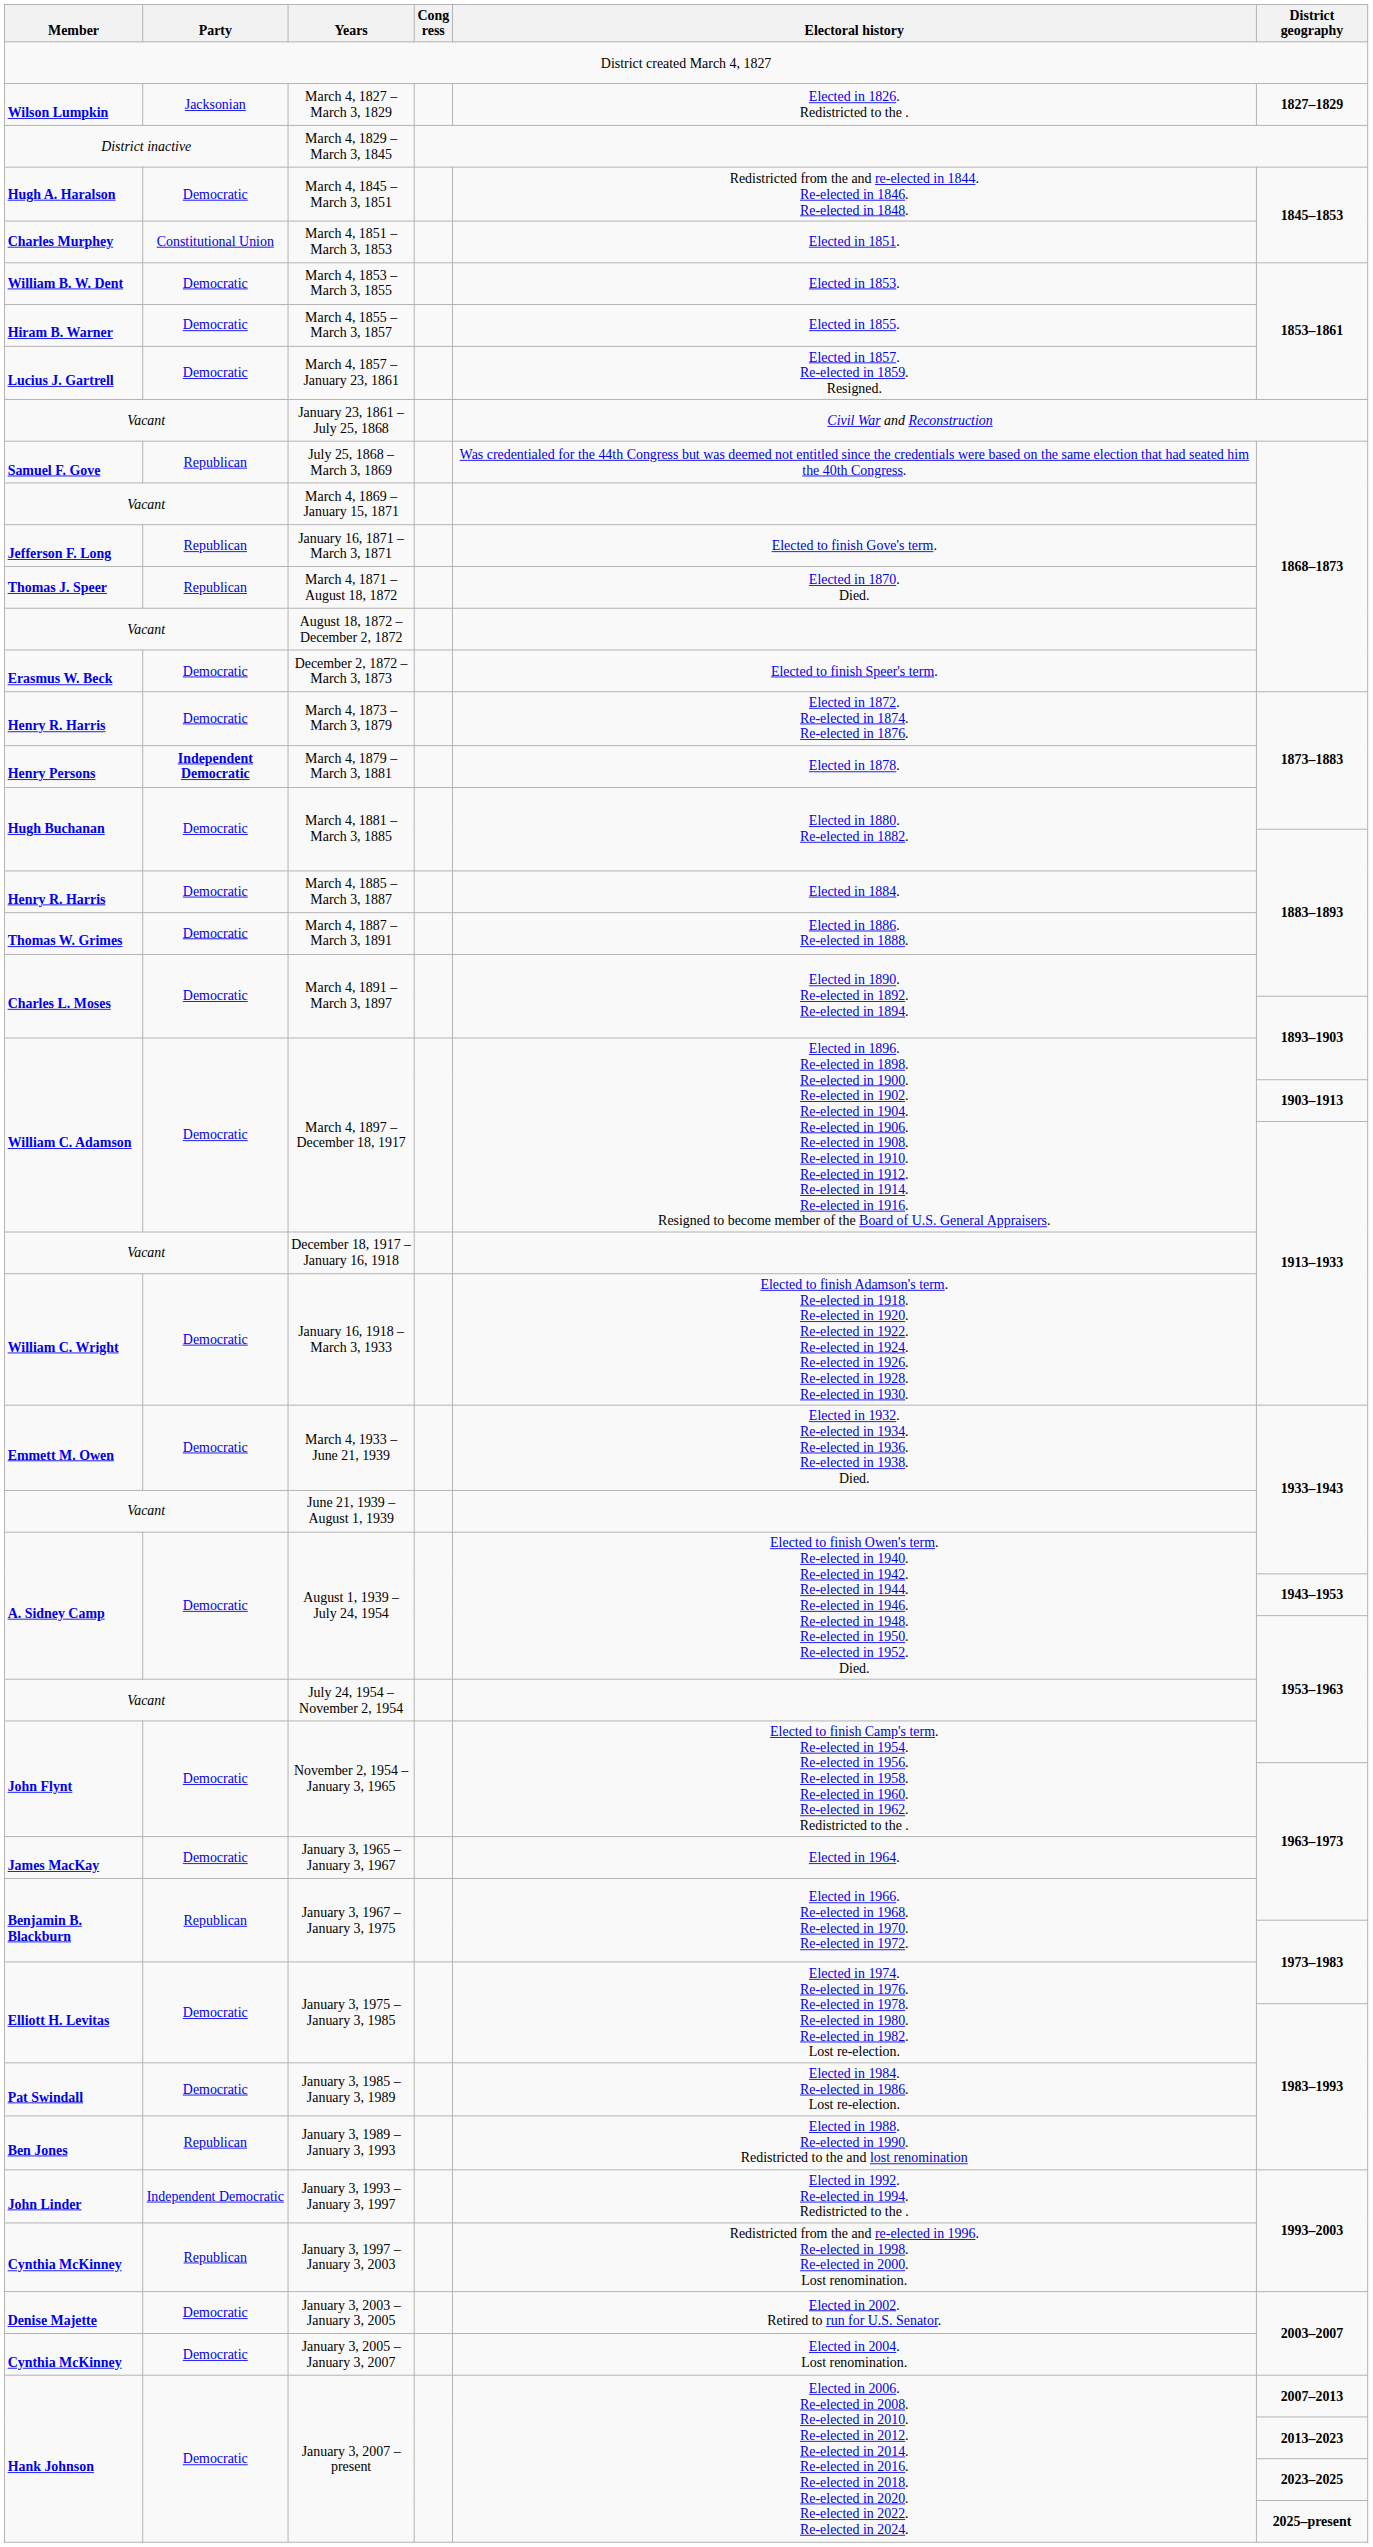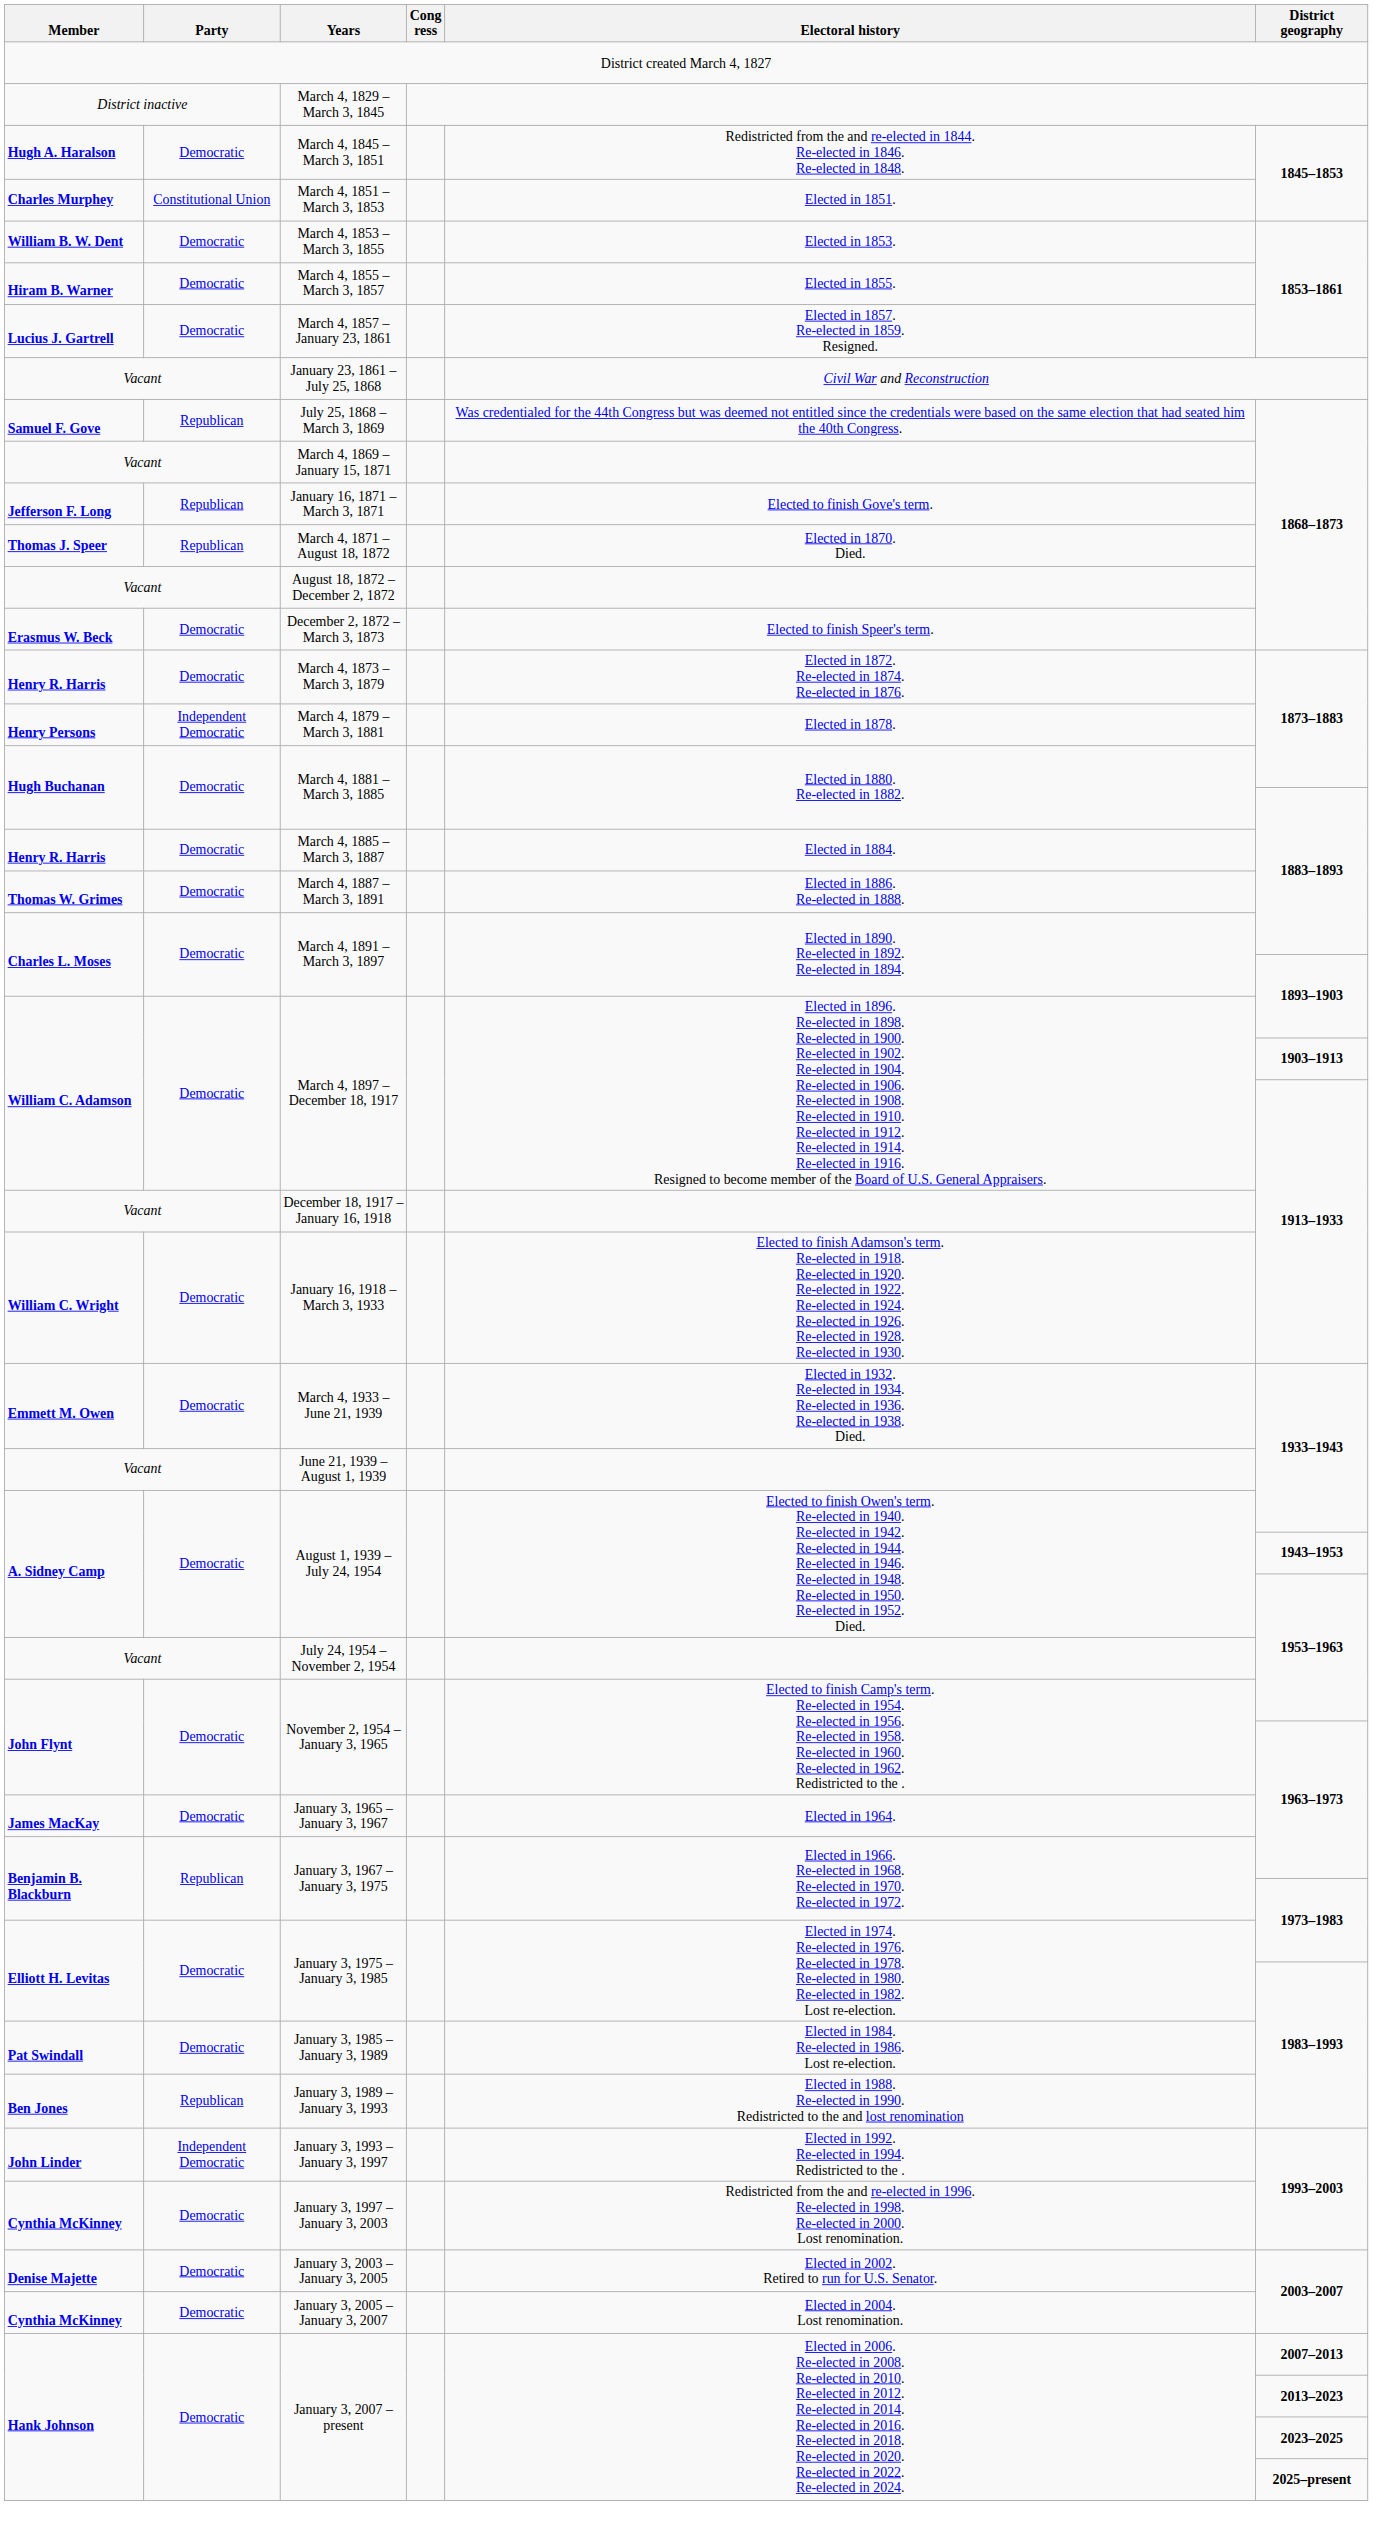- row: (58, 112)
(215, 766) bold -> (212, 724) normal
(215, 2257) Republican -> (212, 2215) Democratic
